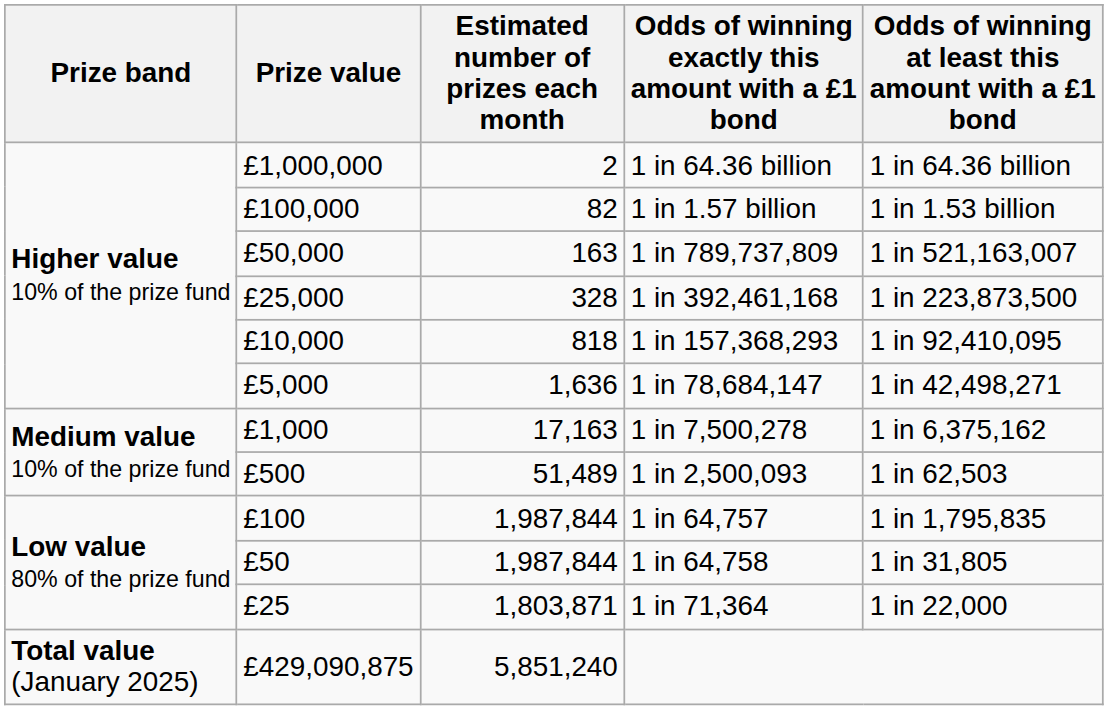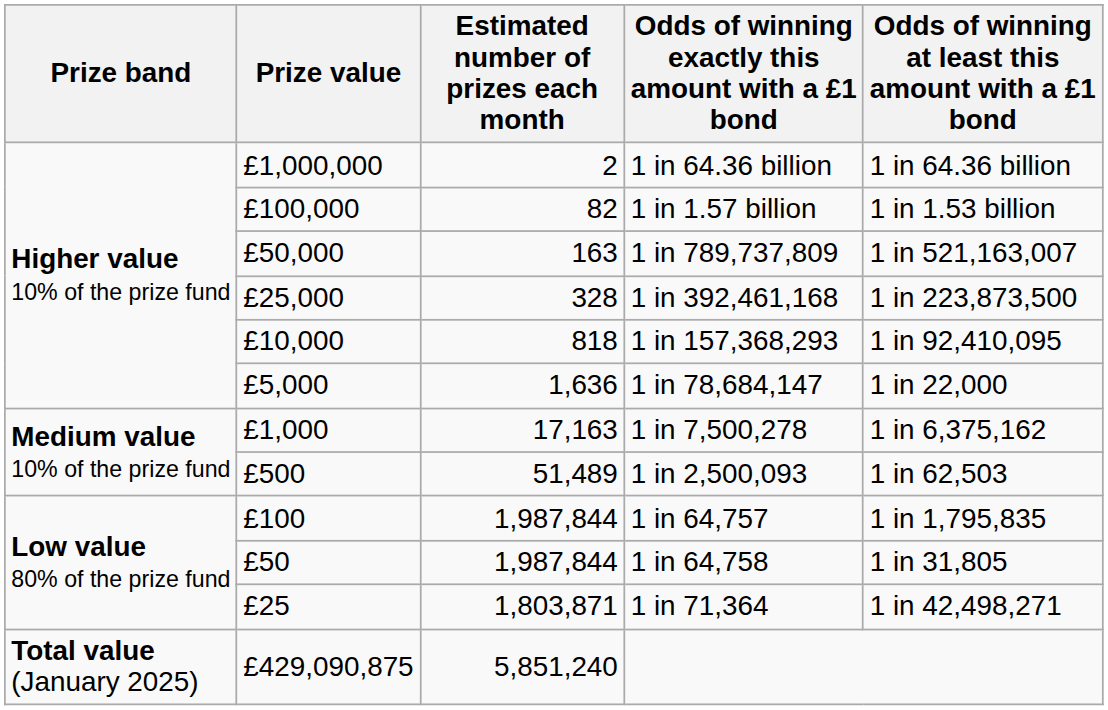(966, 385) 1 in 42,498,271 -> (939, 385) 1 in 22,000
(939, 606) 1 in 22,000 -> (966, 606) 1 in 42,498,271
